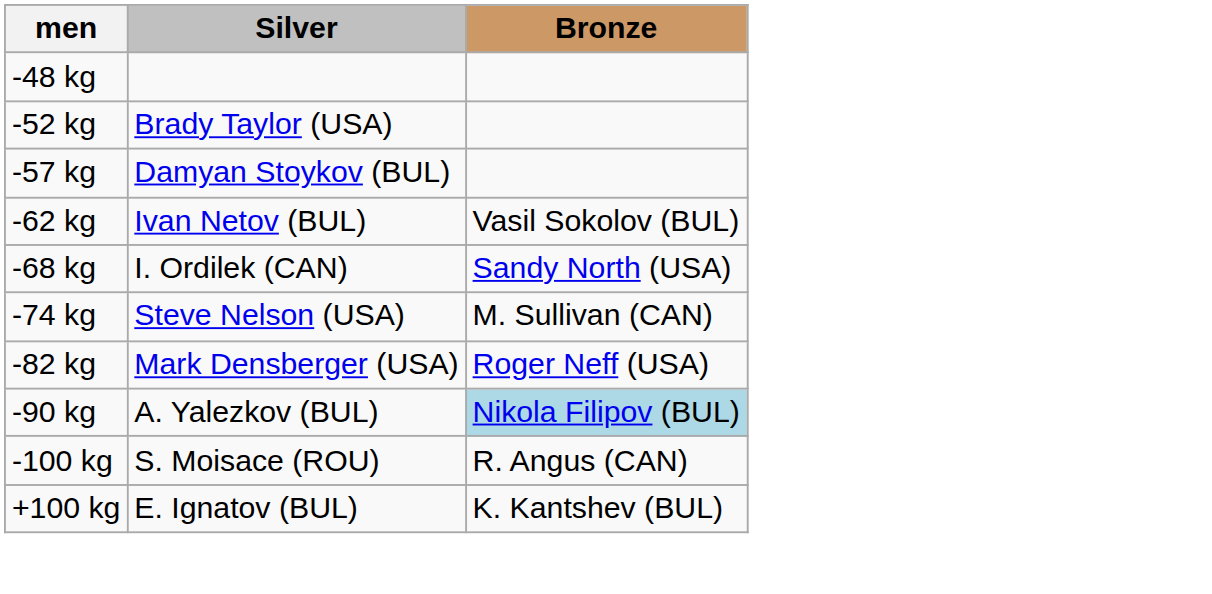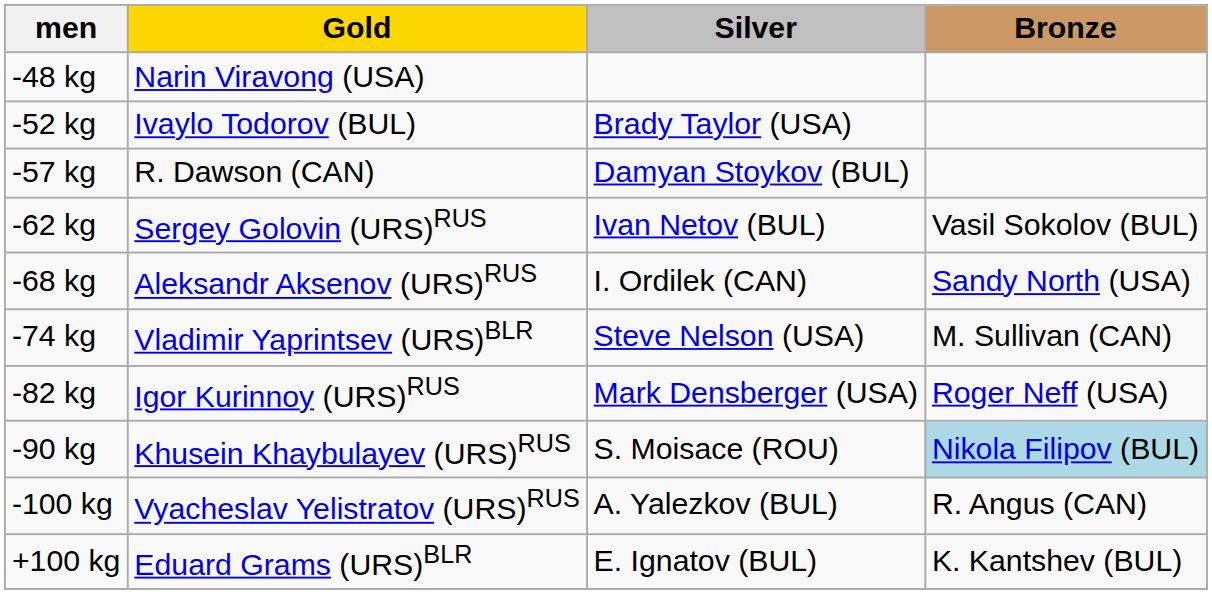+ column: (357, 28)
(256, 412) A. Yalezkov (BUL) -> (716, 448) S. Moisace (ROU)
(257, 460) S. Moisace (ROU) -> (716, 505) A. Yalezkov (BUL)
